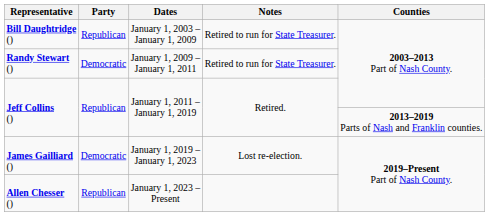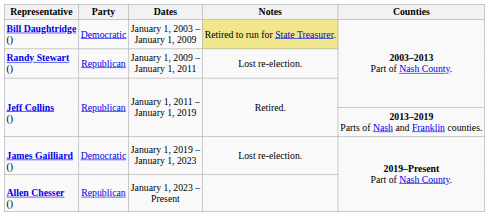(103, 34) Republican -> (103, 34) Democratic
(270, 34) no background -> (270, 34) khaki background
(103, 63) Democratic -> (103, 63) Republican
(270, 63) Retired to run for State Treasurer. -> (270, 63) Lost re-election.
